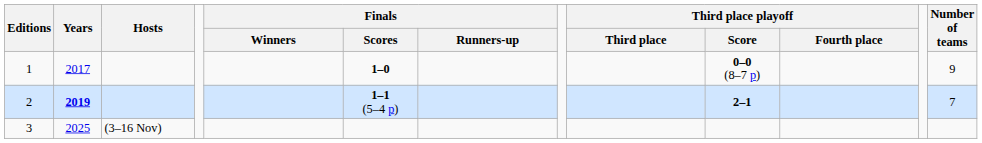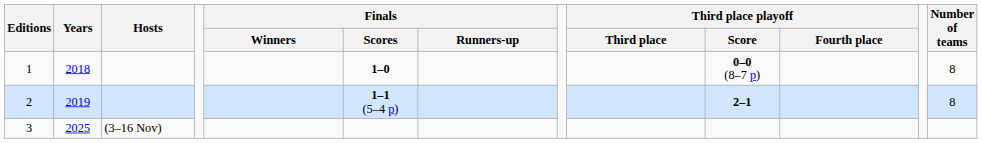(78, 68) 2017 -> (78, 68) 2018
(952, 68) 9 -> (952, 68) 8
(78, 101) bold -> (78, 101) normal
(952, 101) 7 -> (952, 101) 8
